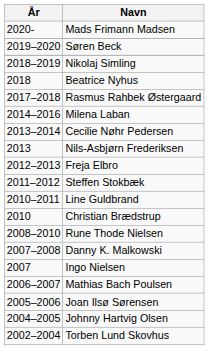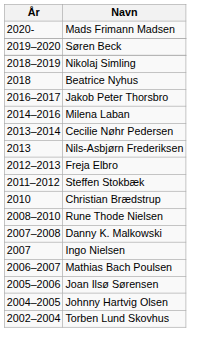- row: (133, 98)
+ row: (117, 98)
- row: (102, 200)
